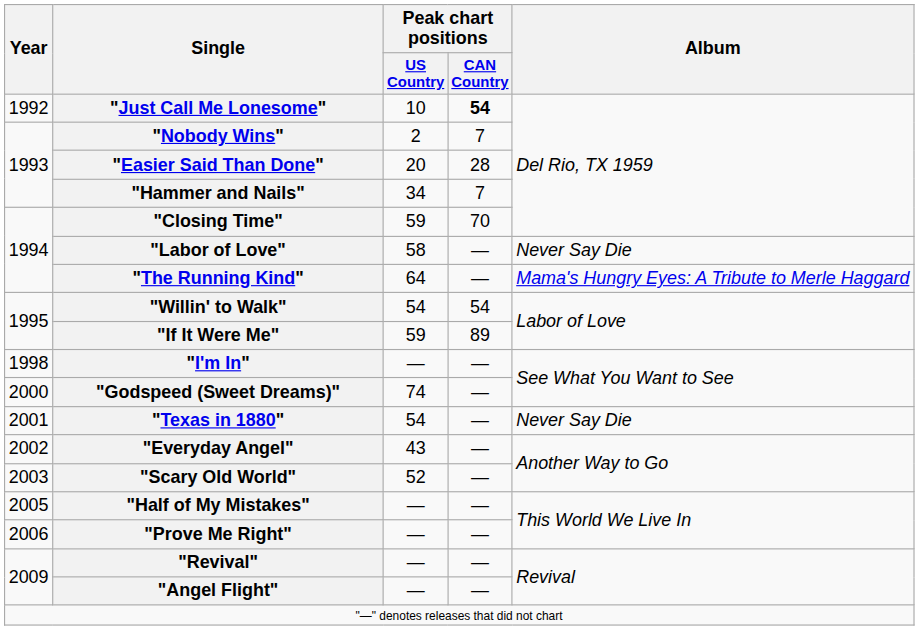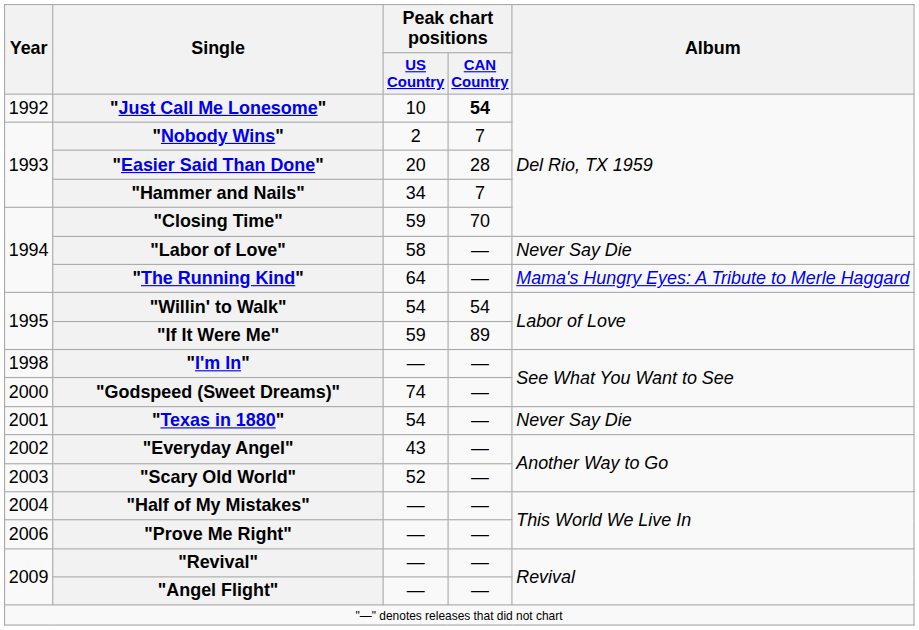(29, 505) 2005 -> (29, 505) 2004
